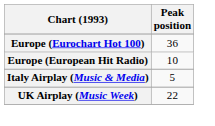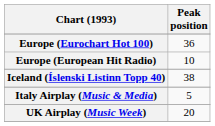+ row: (86, 78)
(172, 95) 22 -> (189, 113) 20
